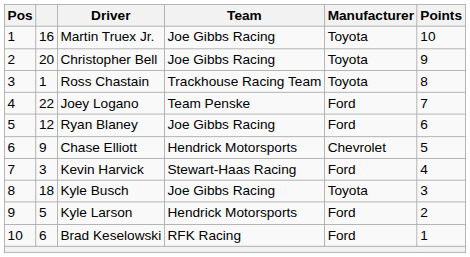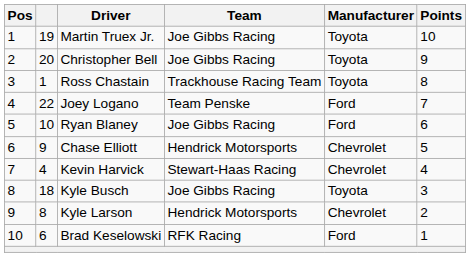(46, 37) 16 -> (46, 37) 19
(46, 124) 12 -> (46, 124) 10
(43, 168) 3 -> (43, 168) 4
(342, 168) Ford -> (357, 168) Chevrolet
(43, 212) 5 -> (43, 212) 8
(342, 212) Ford -> (357, 212) Chevrolet
